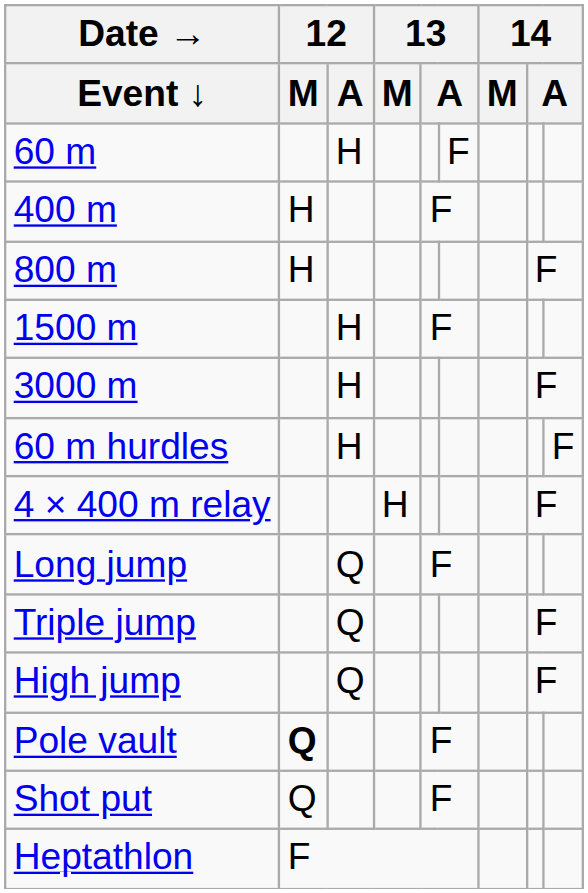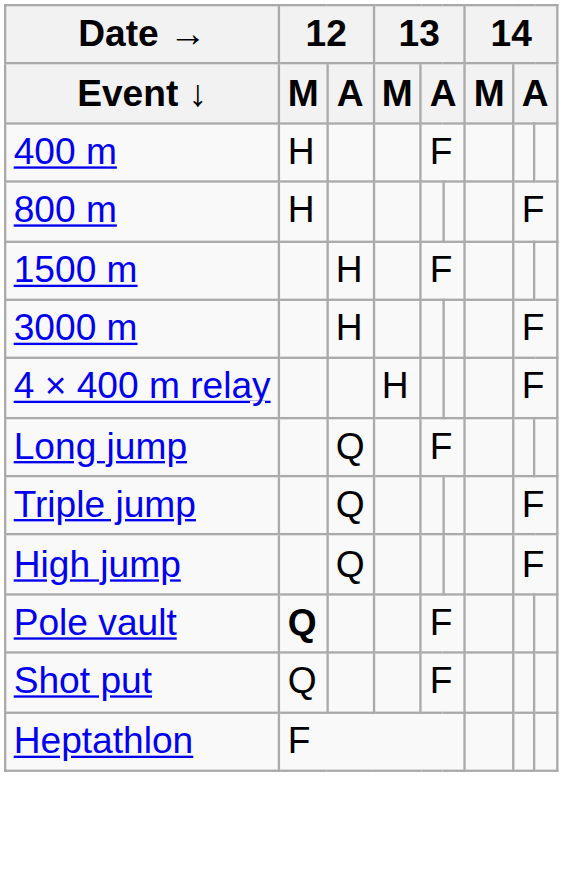- row: (55, 151)
- row: (121, 446)
